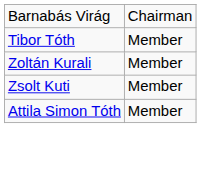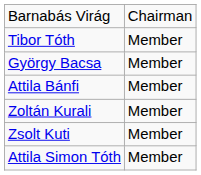+ row: (55, 63)
+ row: (43, 87)
